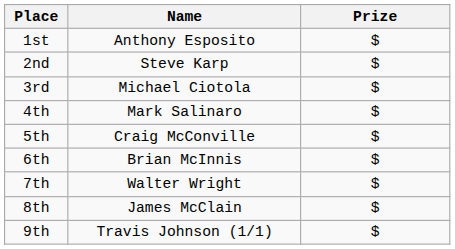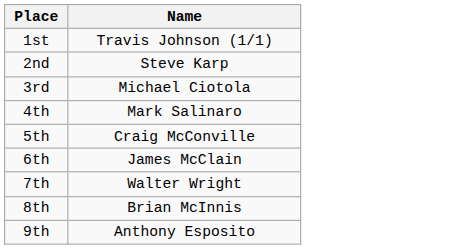- column: (375, 17)
(185, 40) Anthony Esposito -> (185, 40) Travis Johnson (1/1)
(185, 160) Brian McInnis -> (185, 160) James McClain
(185, 208) James McClain -> (185, 208) Brian McInnis
(185, 232) Travis Johnson (1/1) -> (185, 232) Anthony Esposito
